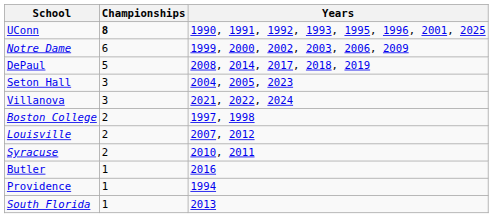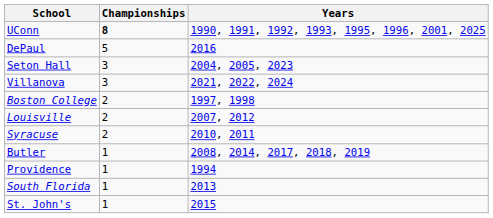- row: (39, 48)
(280, 65) 2008, 2014, 2017, 2018, 2019 -> (203, 48) 2016
(203, 169) 2016 -> (280, 152) 2008, 2014, 2017, 2018, 2019
+ row: (39, 204)
